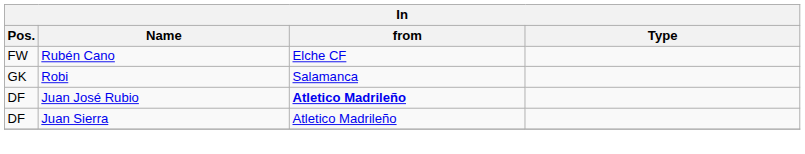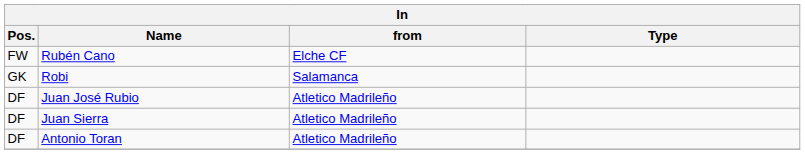(349, 98) bold -> (345, 98) normal
+ row: (82, 139)
